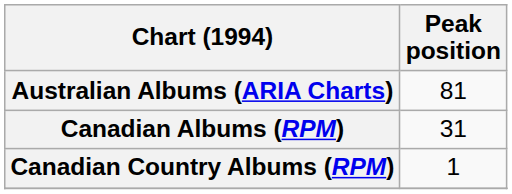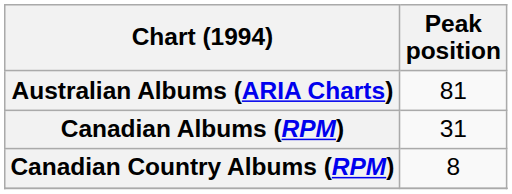(453, 167) 1 -> (453, 167) 8
